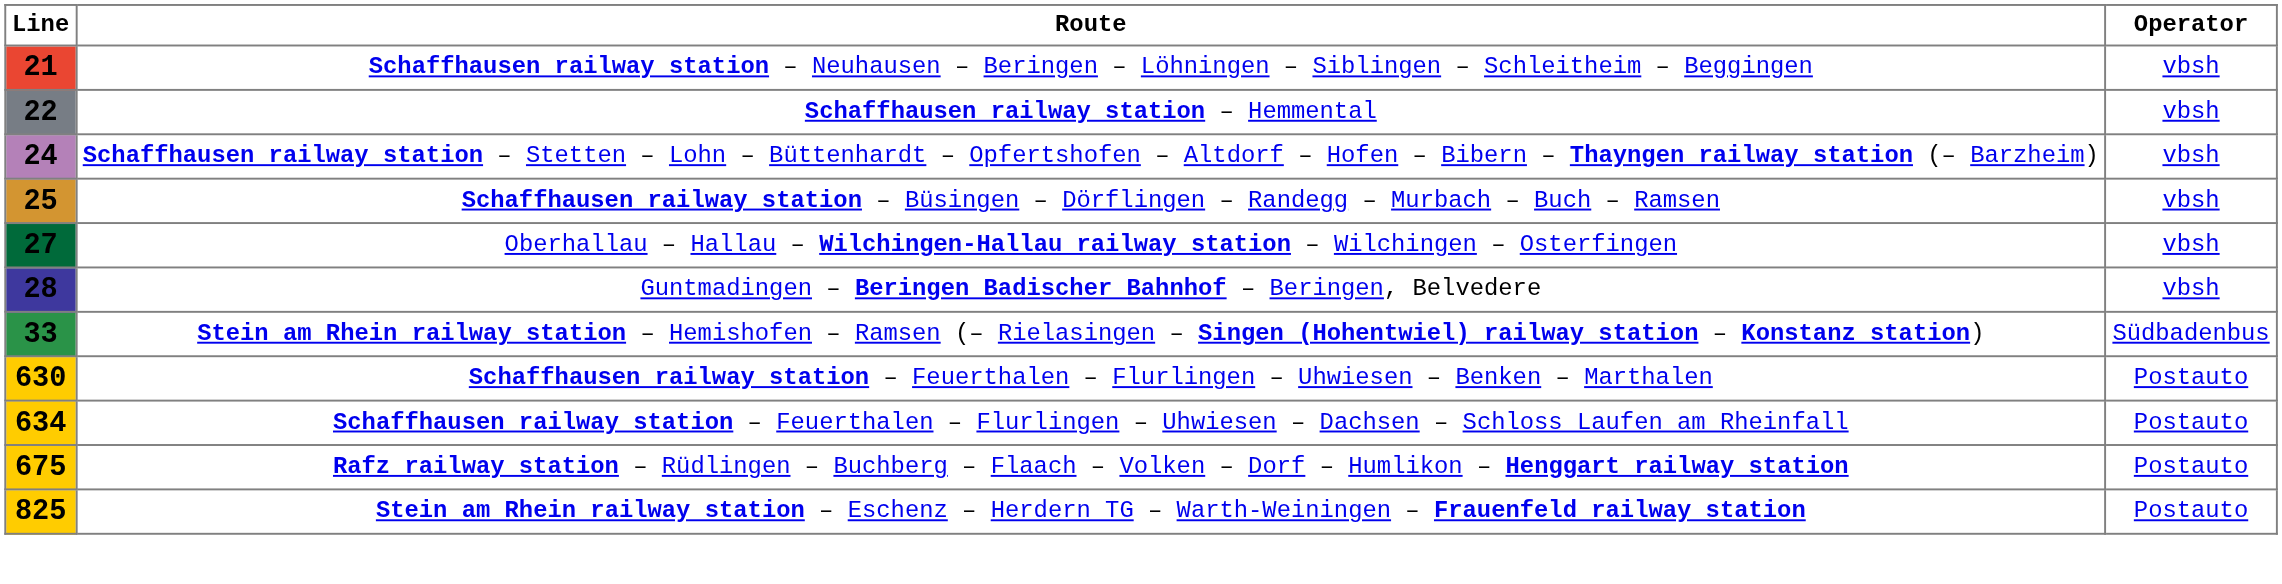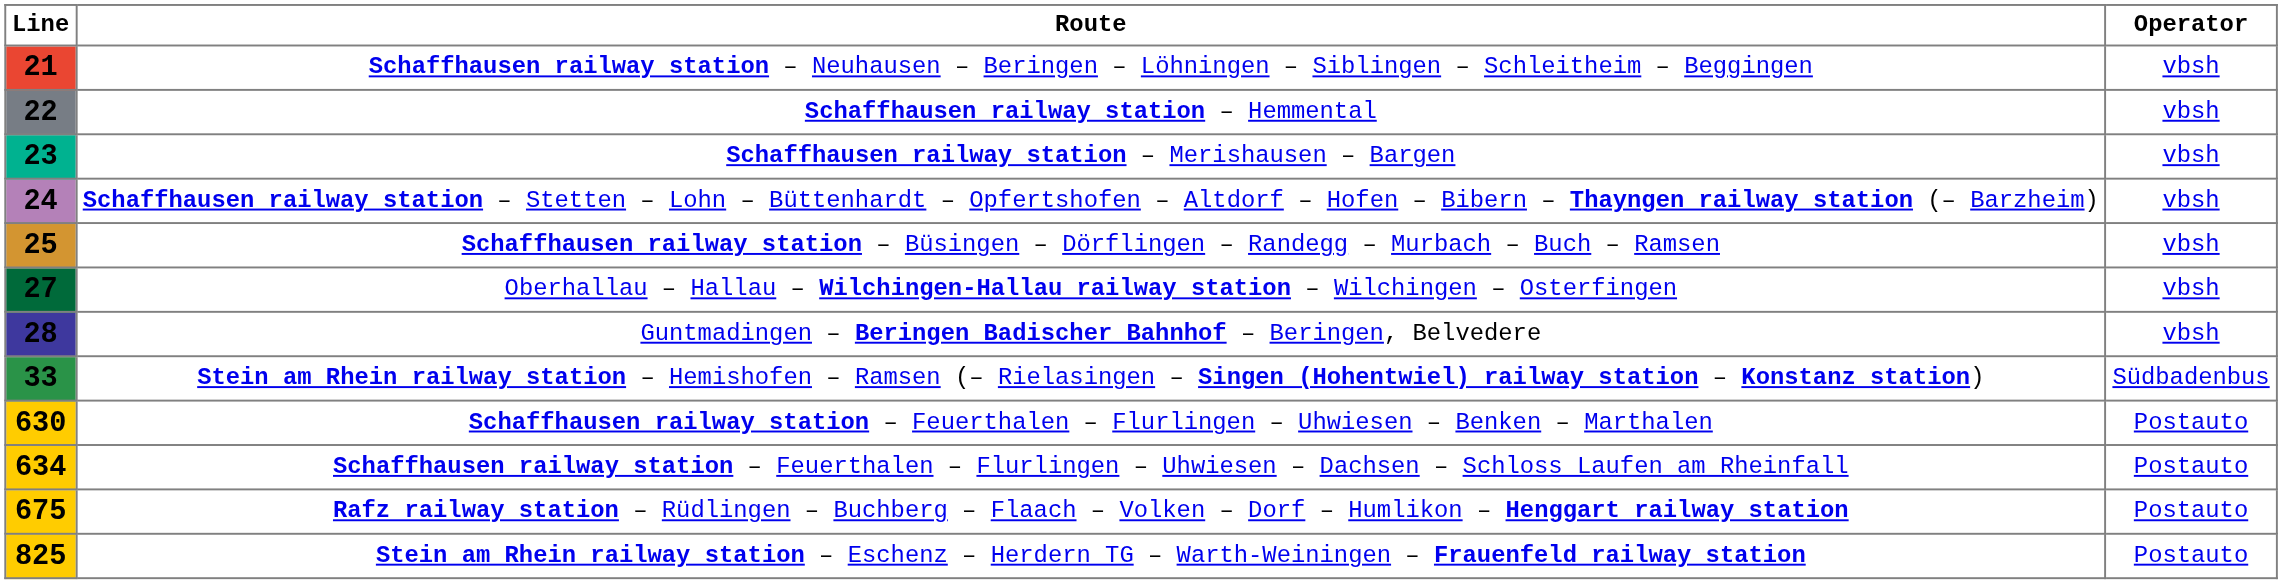+ row: (1091, 156)
